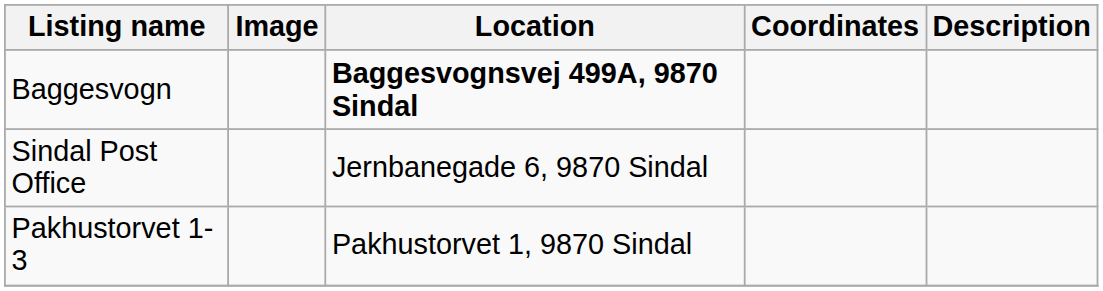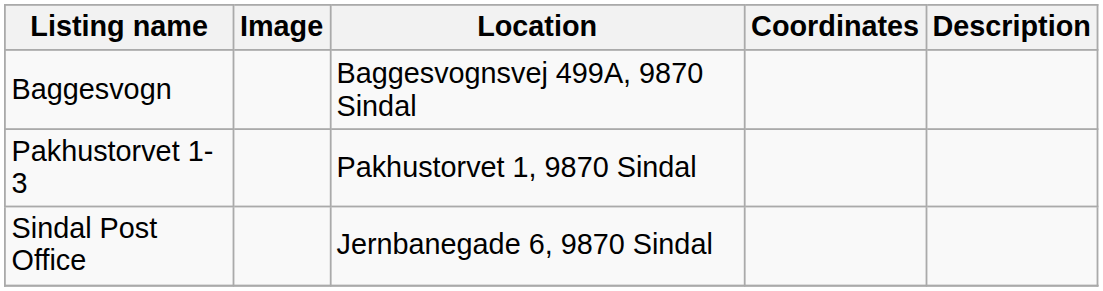(525, 89) bold -> (520, 89) normal
rows swapped: (112, 245) <-> (84, 167)
